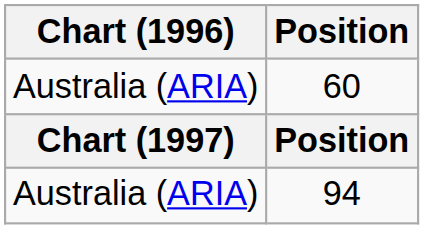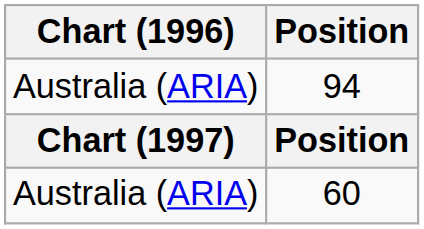rows swapped: (342, 85) <-> (342, 194)
